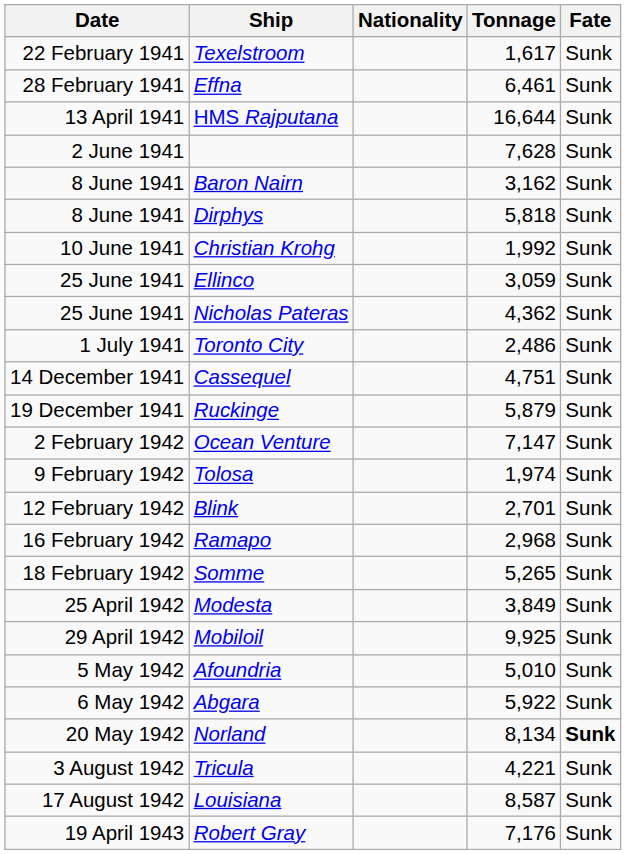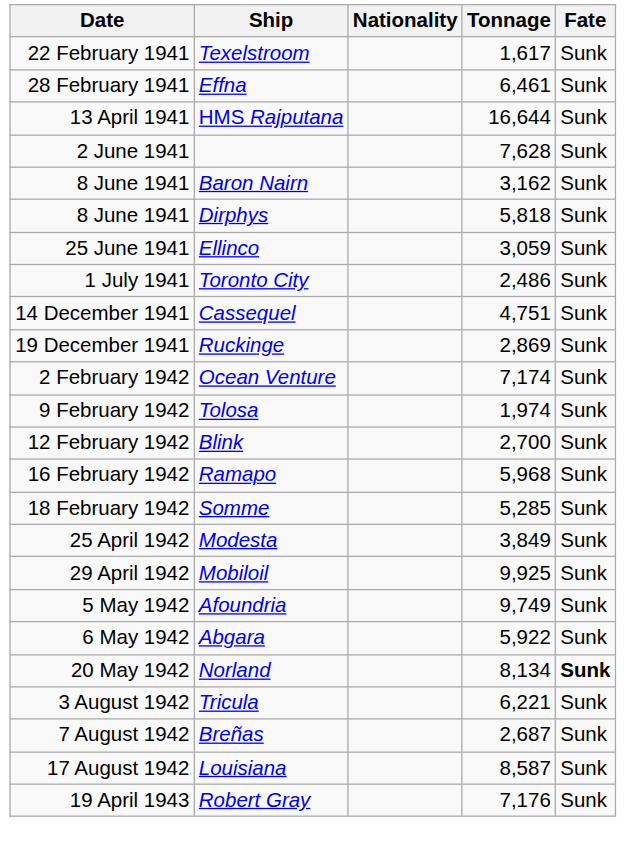- row: (264, 248)
- row: (271, 313)
(530, 410) 5,879 -> (525, 345) 2,869
(530, 442) 7,147 -> (525, 378) 7,174
(530, 507) 2,701 -> (525, 442) 2,700
(530, 540) 2,968 -> (525, 475) 5,968
(530, 572) 5,265 -> (525, 507) 5,285
(530, 670) 5,010 -> (525, 605) 9,749
(530, 767) 4,221 -> (525, 702) 6,221
+ row: (231, 735)
